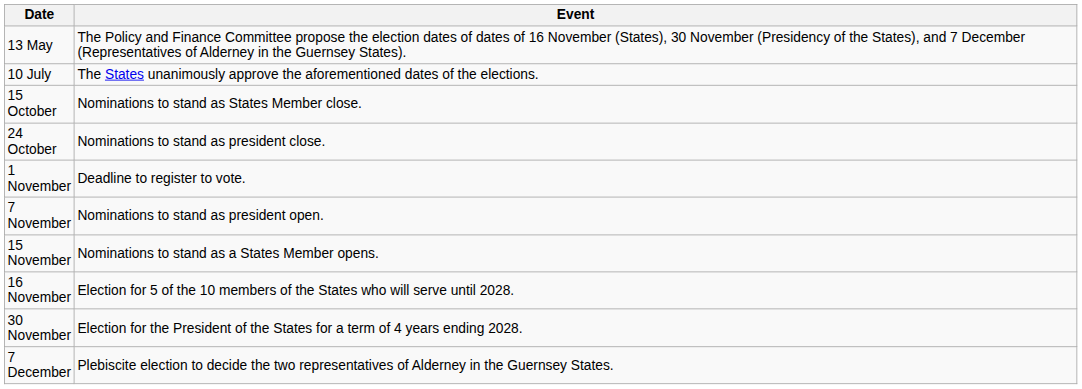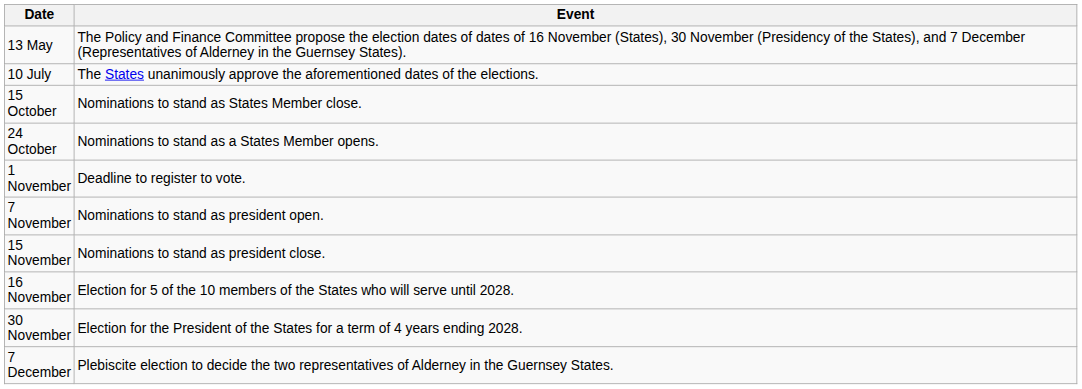(201, 141) Nominations to stand as president close. -> (228, 141) Nominations to stand as a States Member opens.
(228, 253) Nominations to stand as a States Member opens. -> (201, 253) Nominations to stand as president close.
